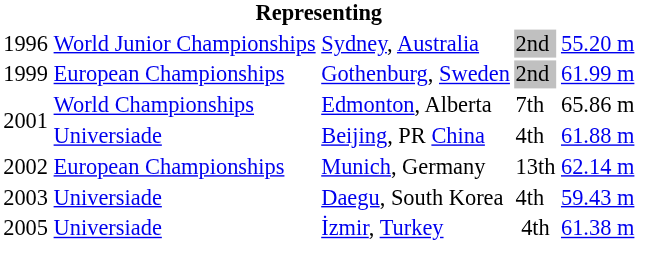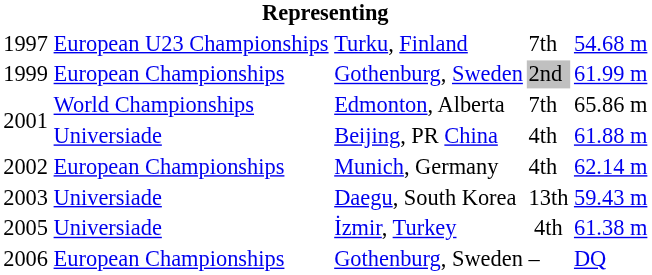- row: (26, 43)
+ row: (26, 43)
(535, 166) 13th -> (543, 166) 4th
(530, 197) 4th -> (548, 197) 13th
+ row: (26, 258)
